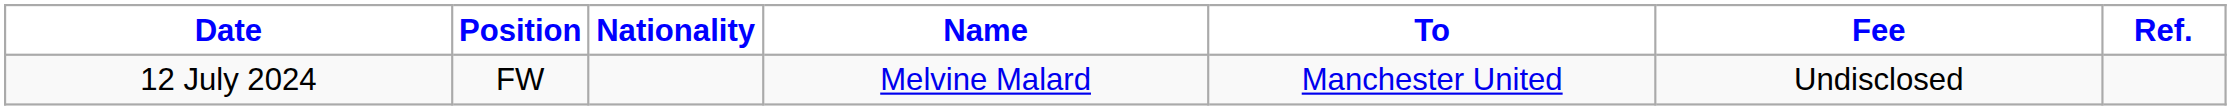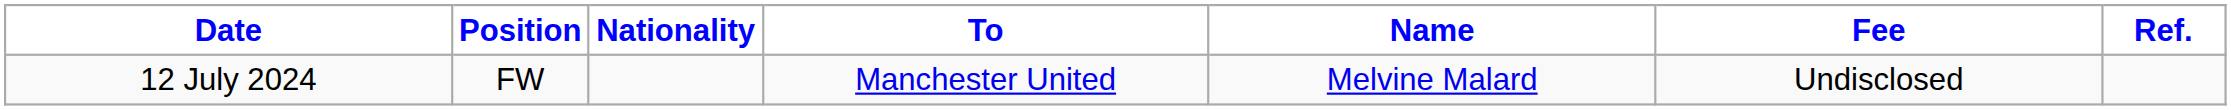columns swapped: (986, 30) <-> (1432, 30)
